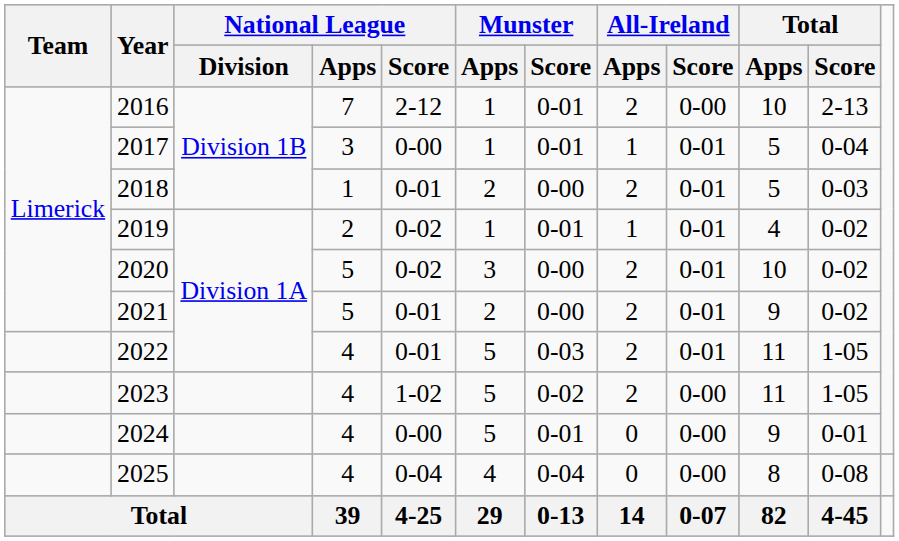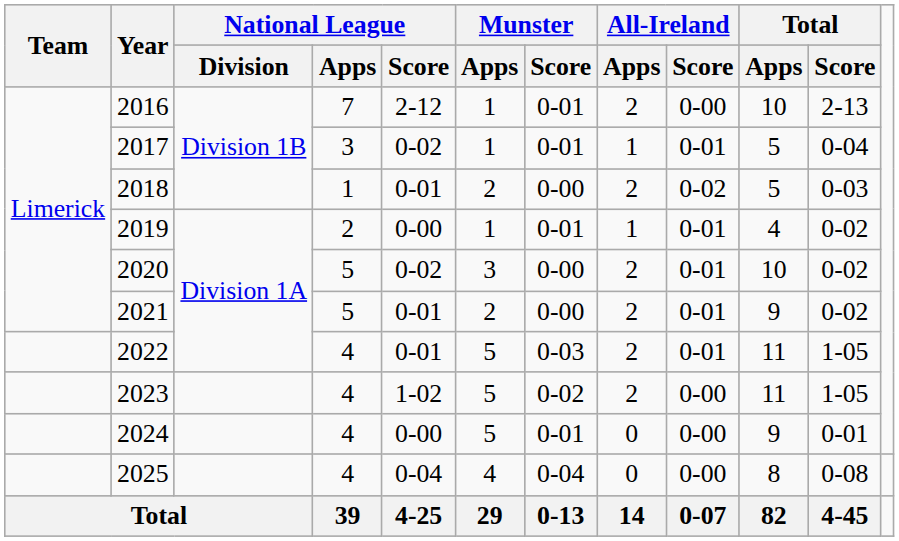(419, 147) 0-00 -> (419, 147) 0-02
(703, 188) 0-01 -> (703, 188) 0-02
(419, 229) 0-02 -> (419, 229) 0-00
